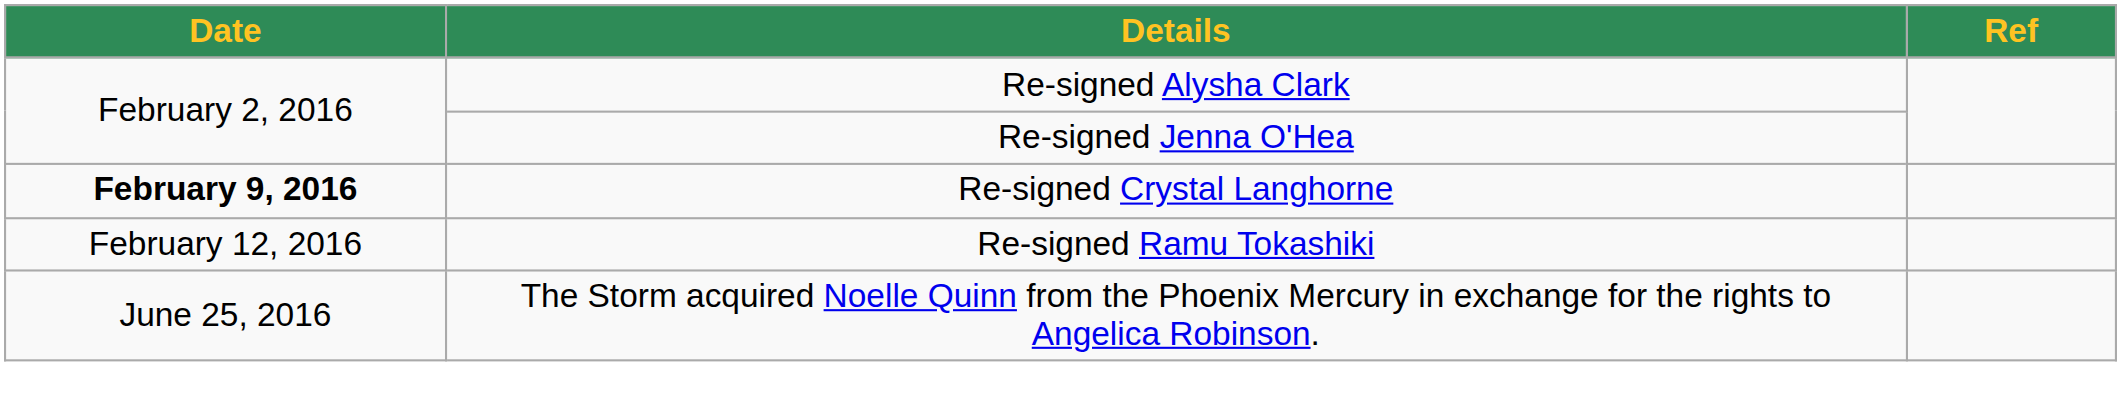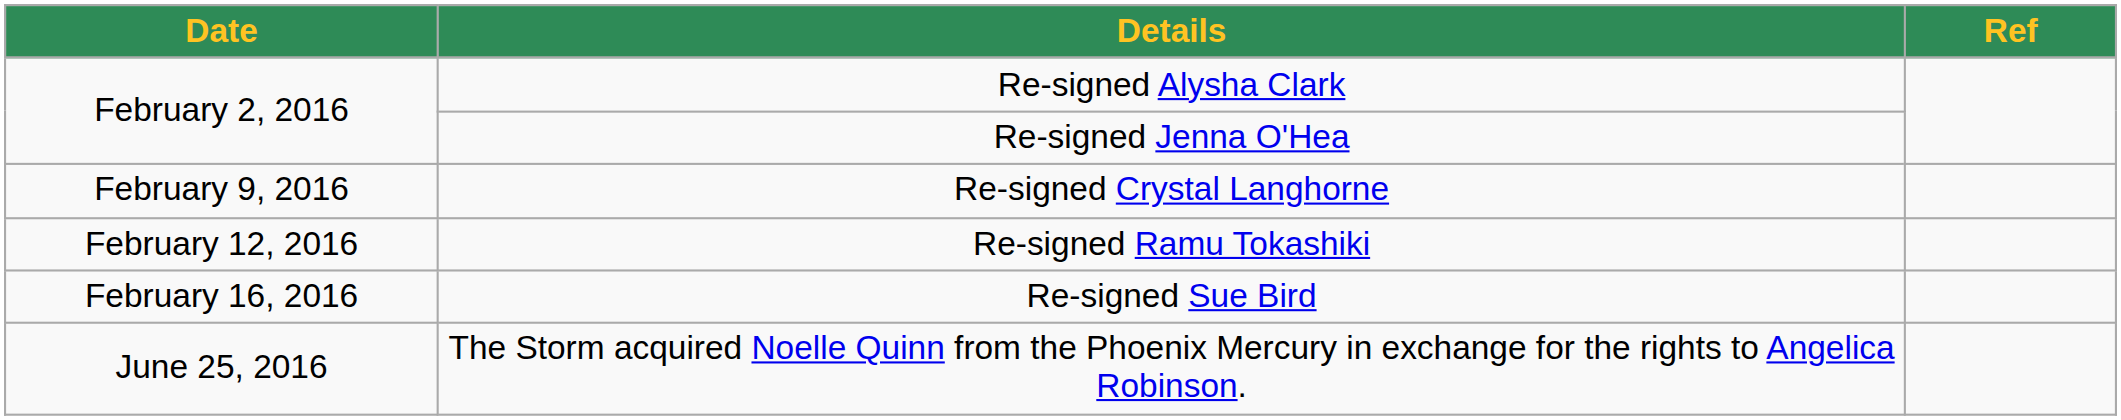(225, 190) bold -> (222, 190) normal
+ row: (1172, 296)
